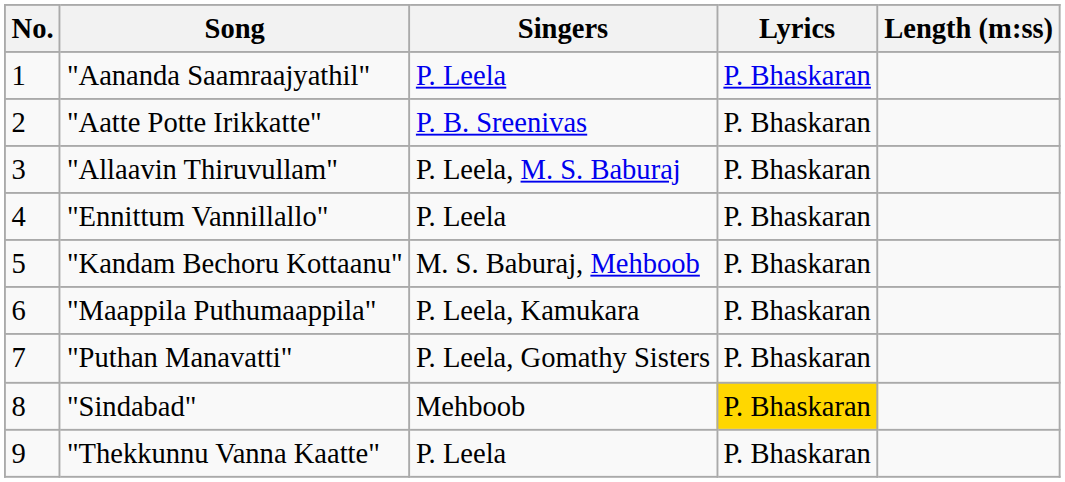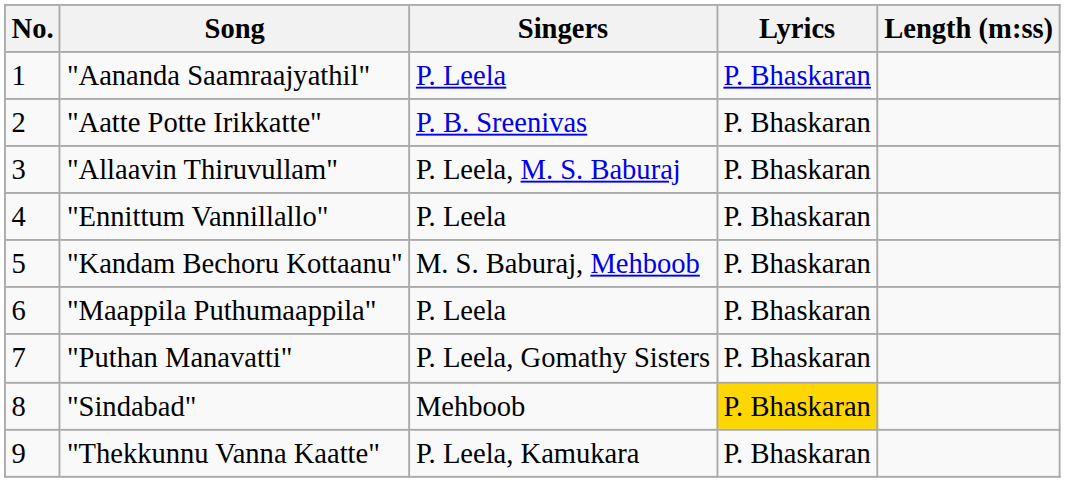(528, 310) P. Leela, Kamukara -> (461, 310) P. Leela
(461, 452) P. Leela -> (528, 452) P. Leela, Kamukara
